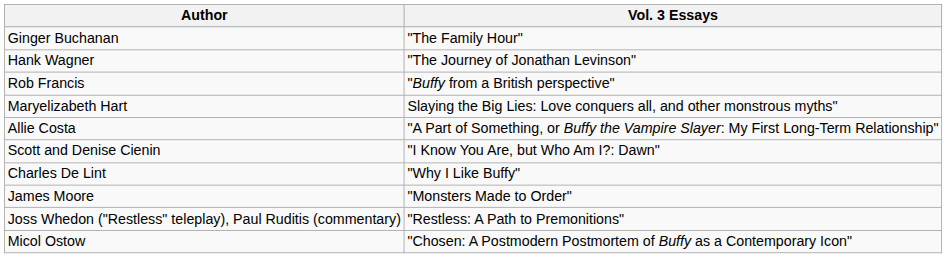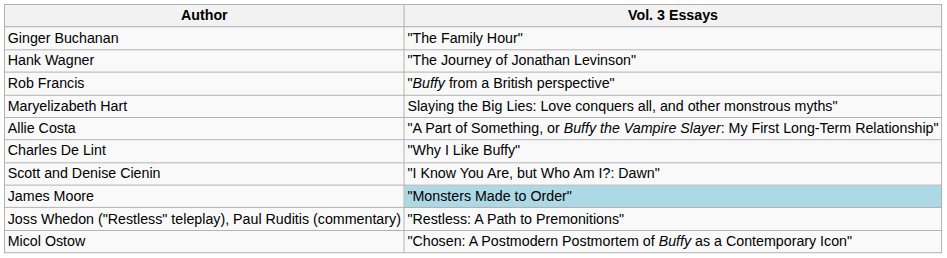rows swapped: (84, 151) <-> (57, 173)
(490, 196) no background -> (490, 196) lightblue background
